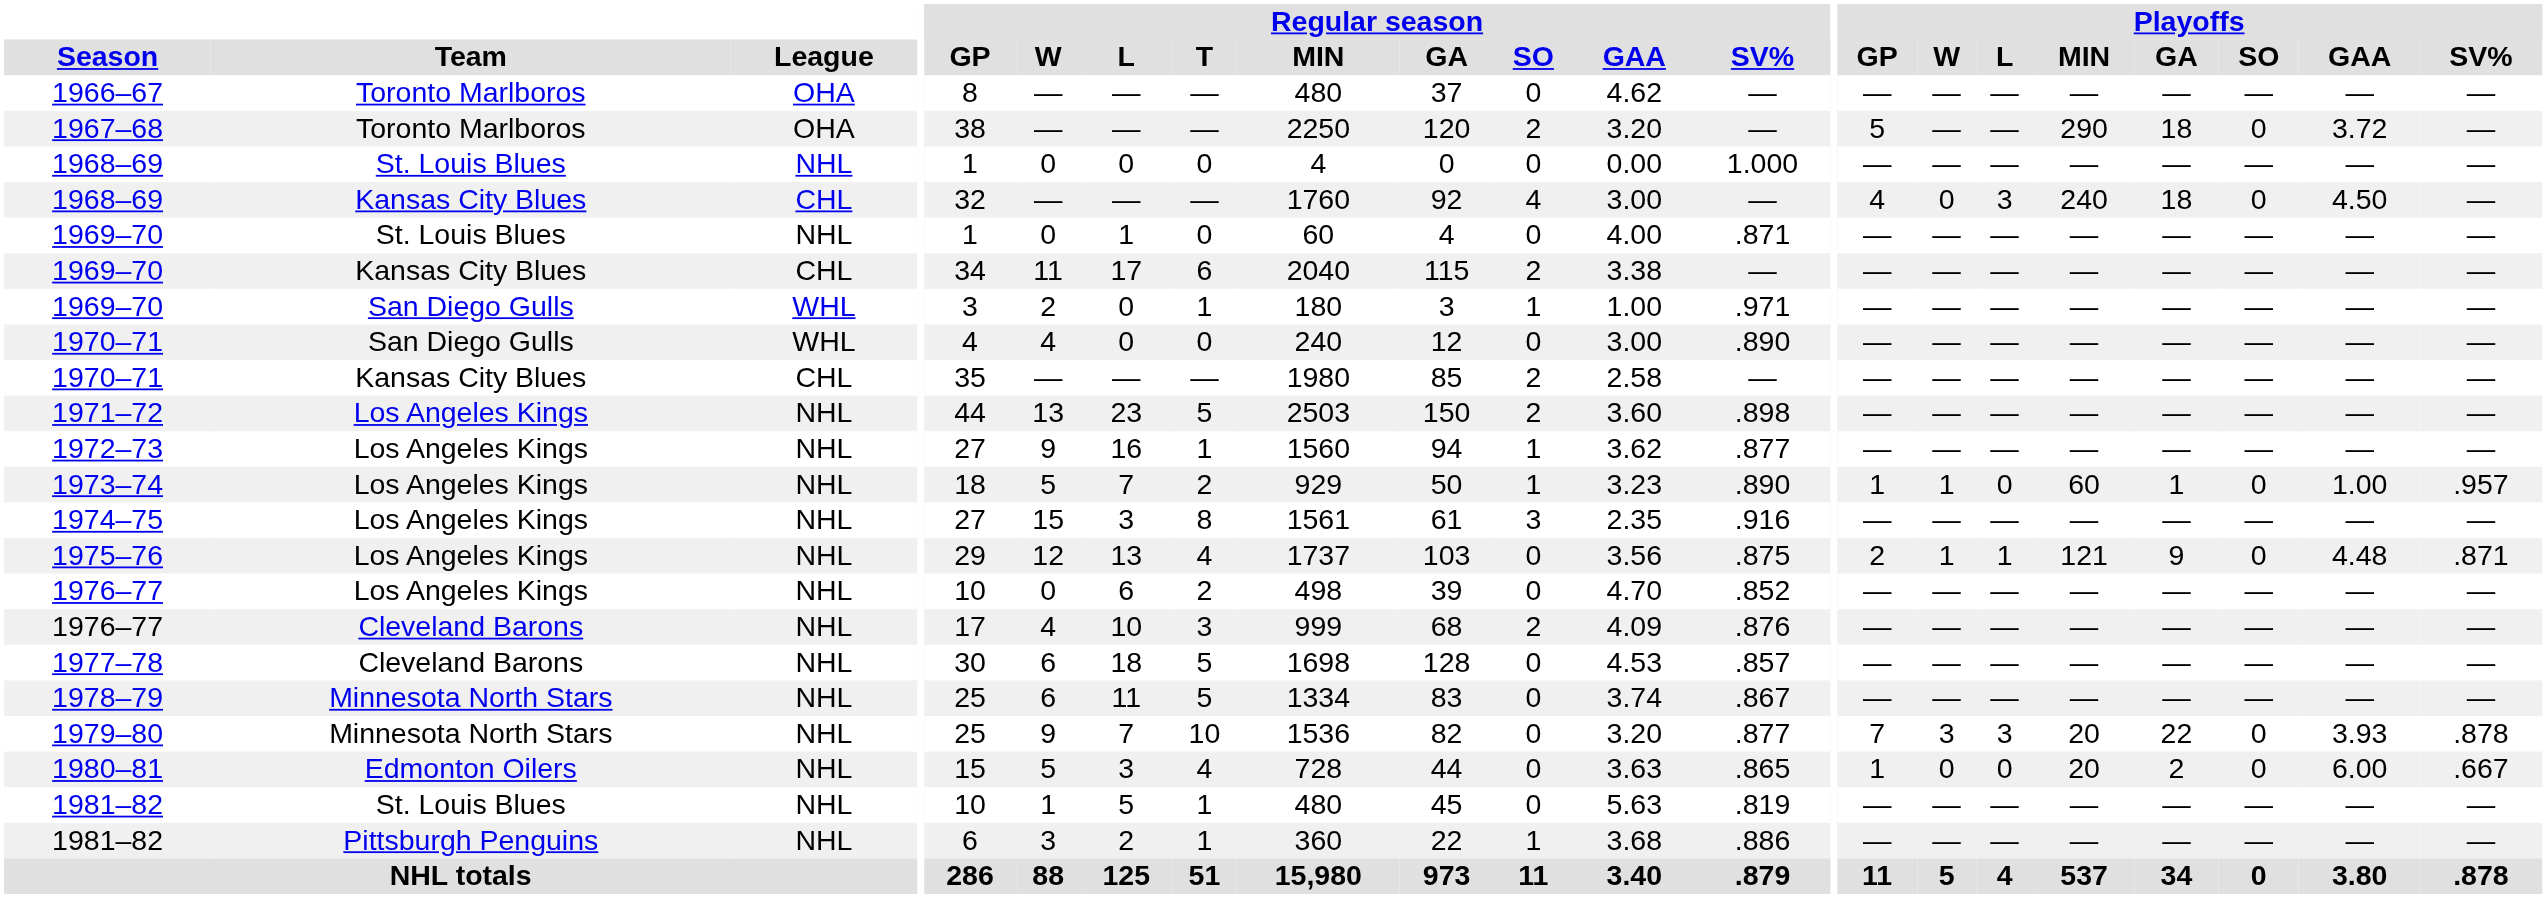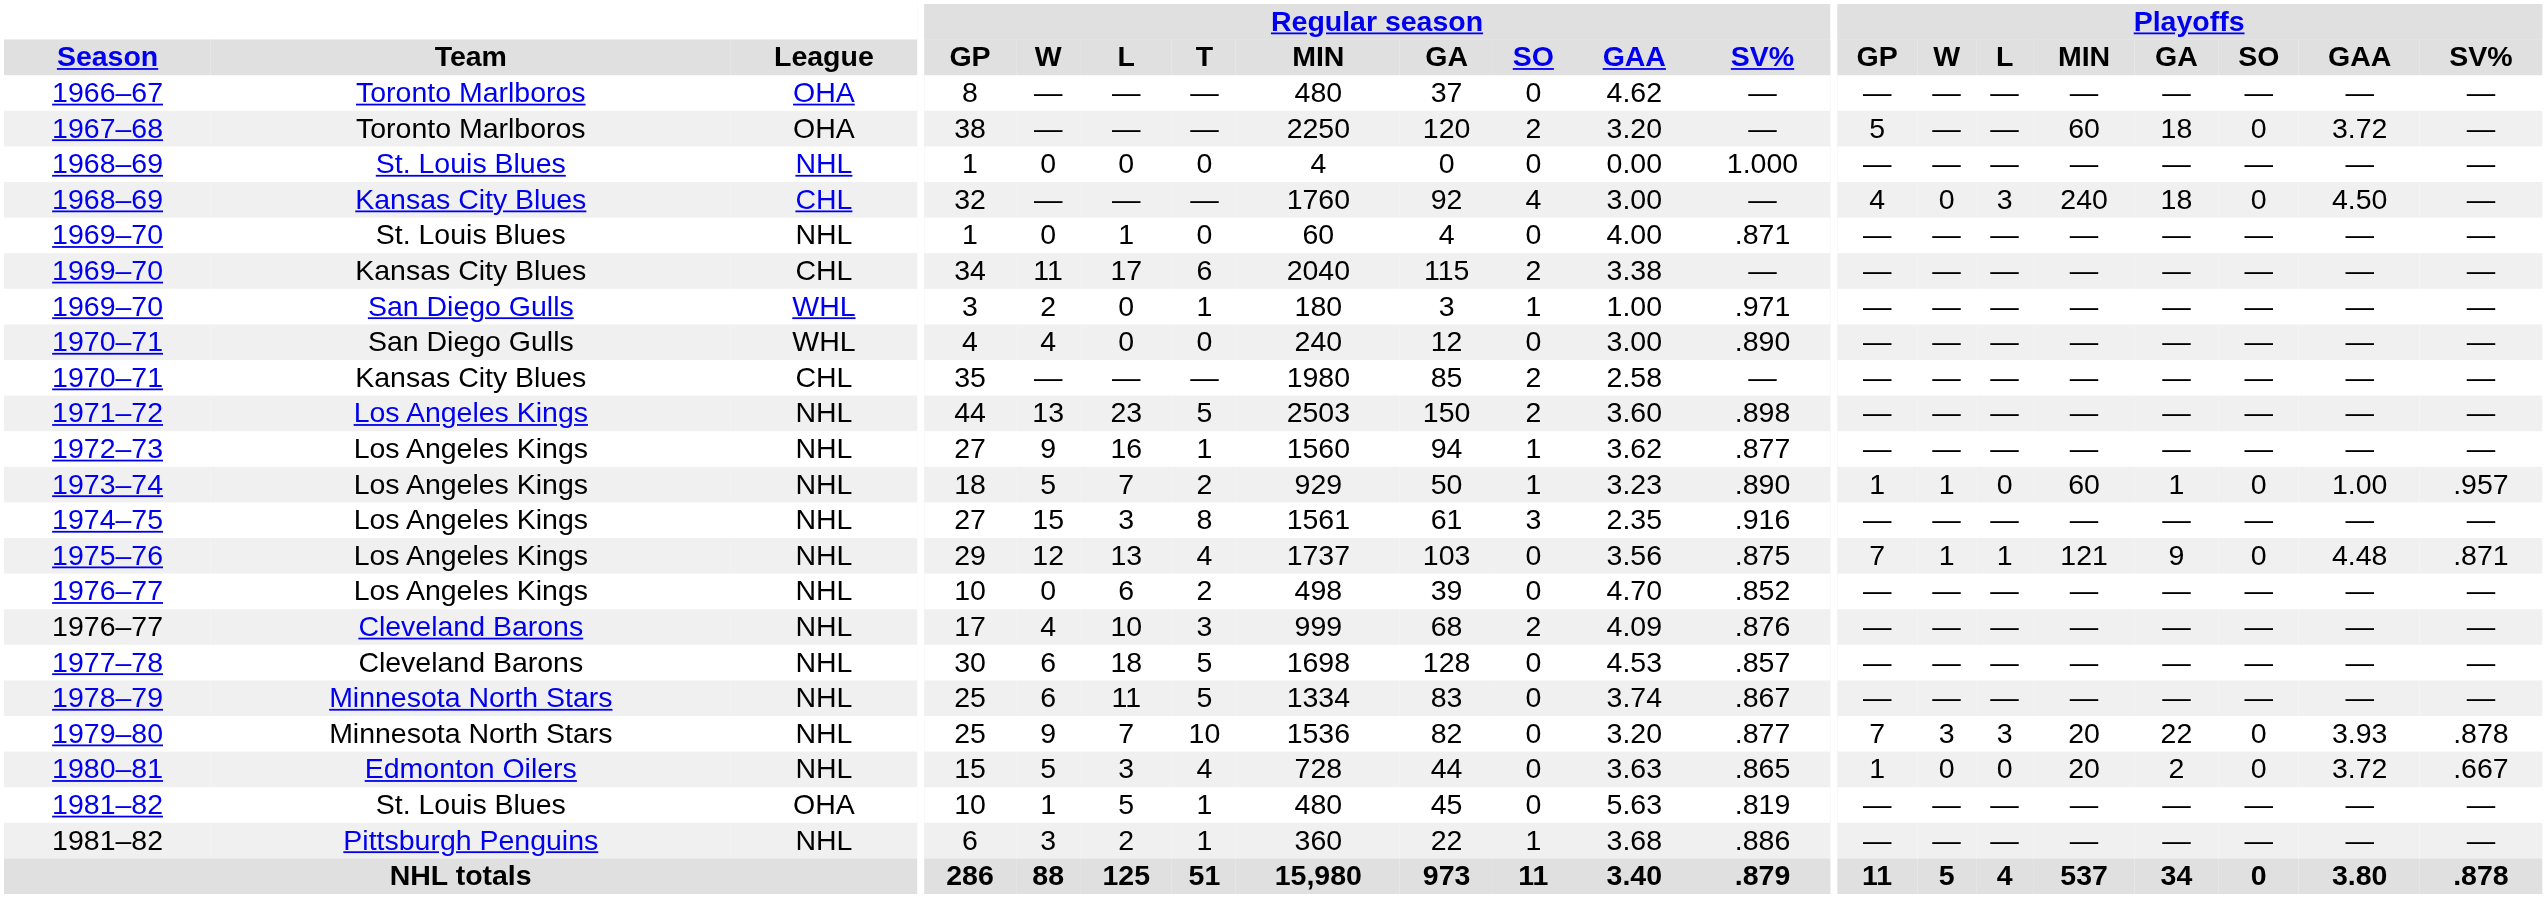(2084, 128) 290 -> (2084, 128) 60
(1877, 555) 2 -> (1877, 555) 7
(2360, 769) 6.00 -> (2360, 769) 3.72
(824, 804) NHL -> (824, 804) OHA
